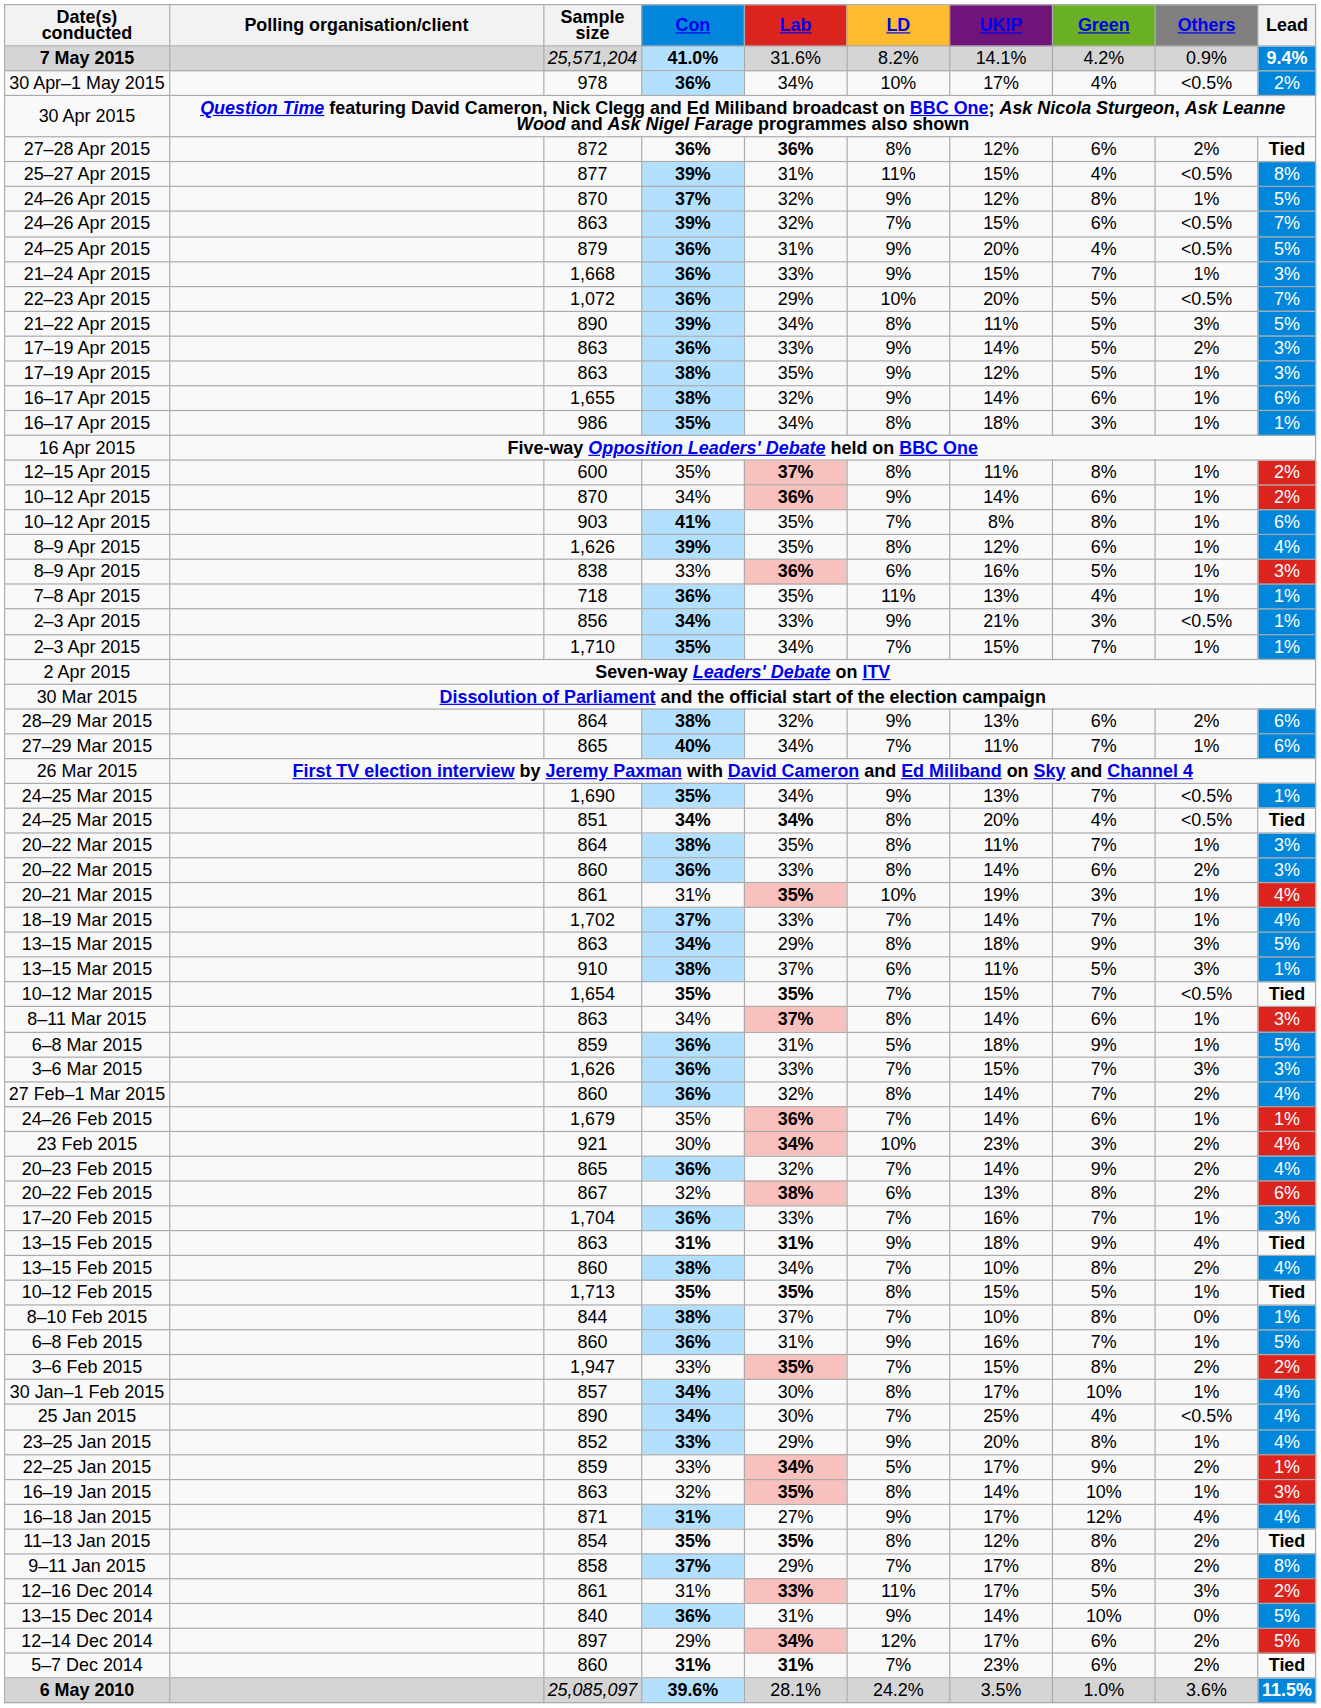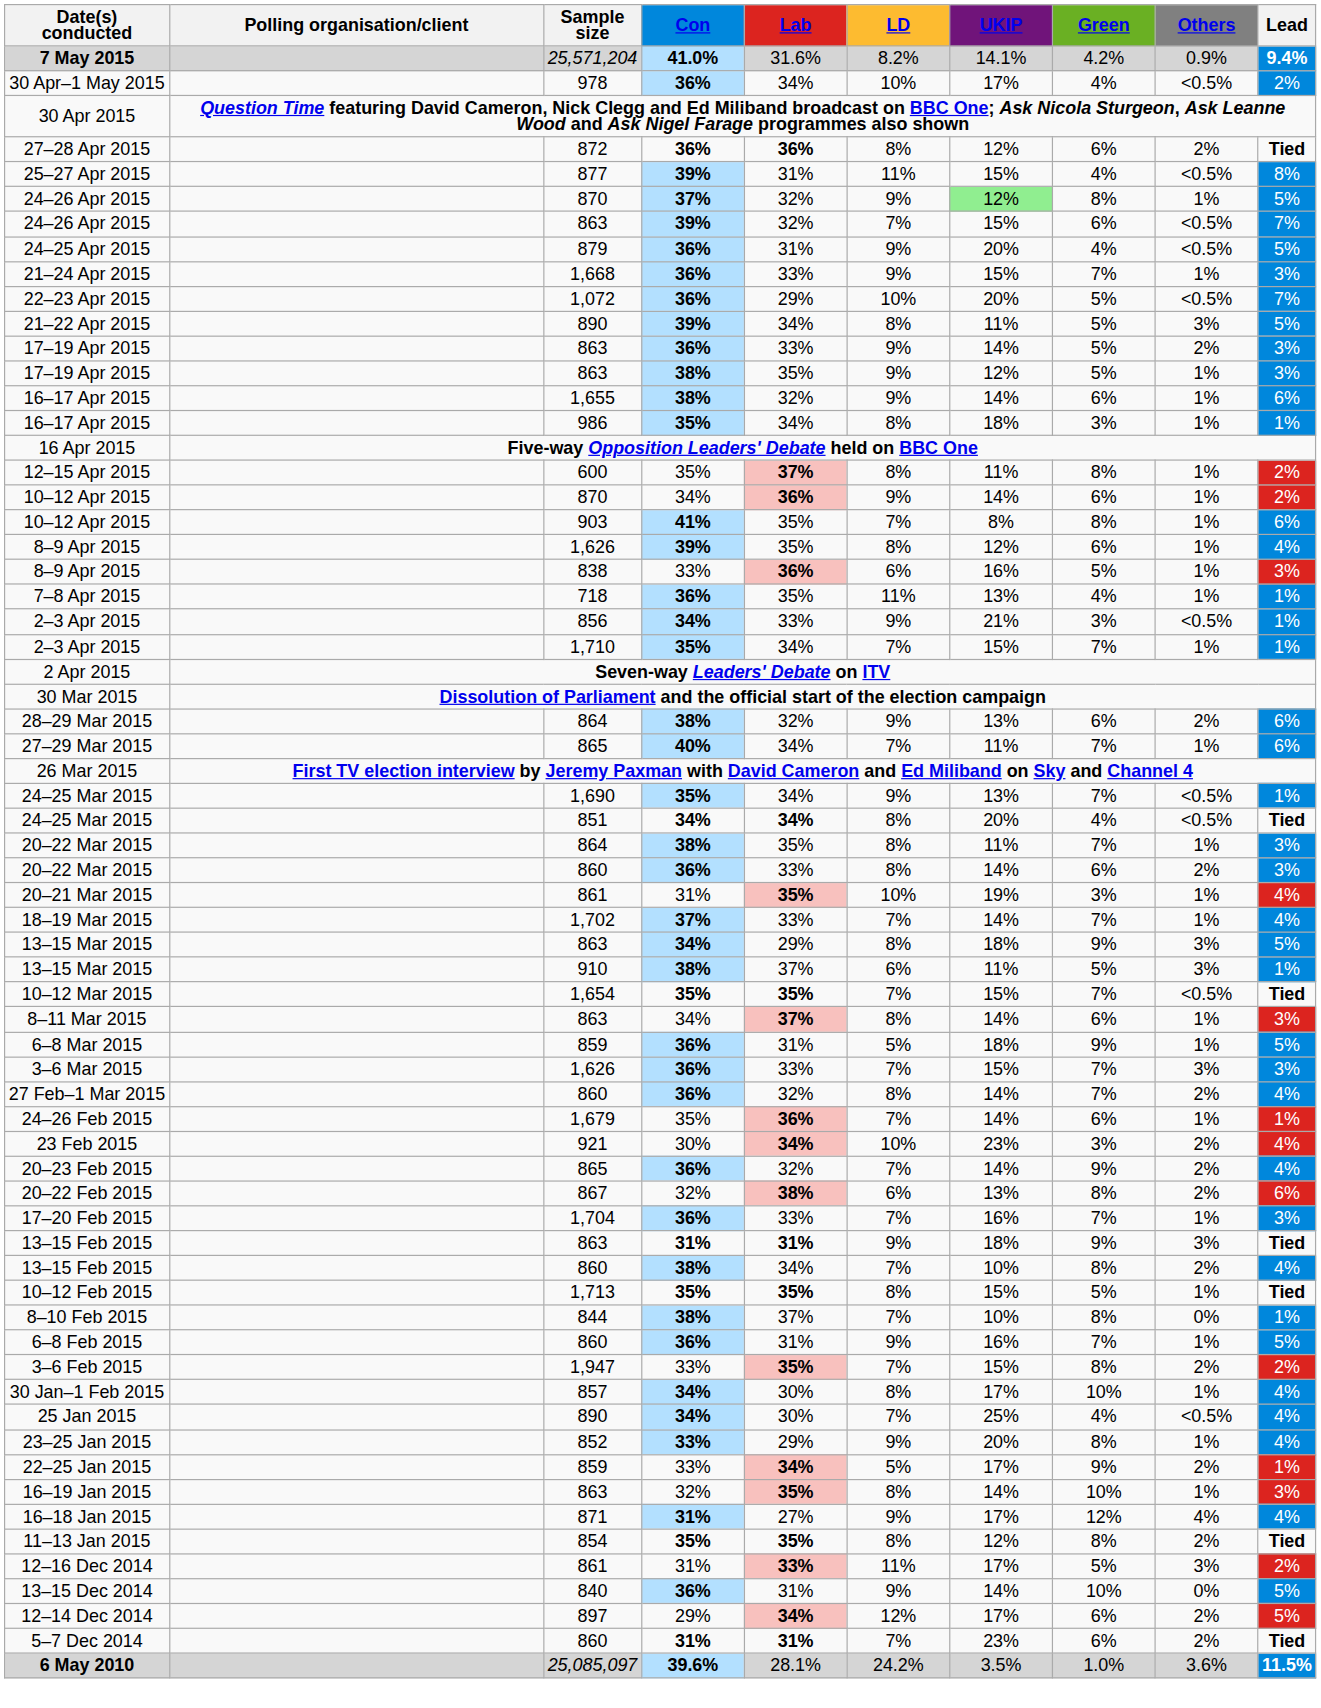(1001, 199) no background -> (1001, 199) lightgreen background
(1207, 1243) 4% -> (1207, 1243) 3%
- row: (87, 1566)
